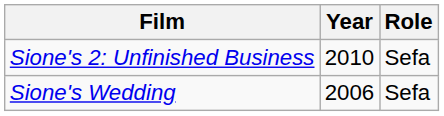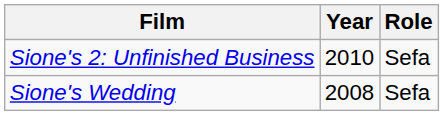(349, 92) 2006 -> (349, 92) 2008
